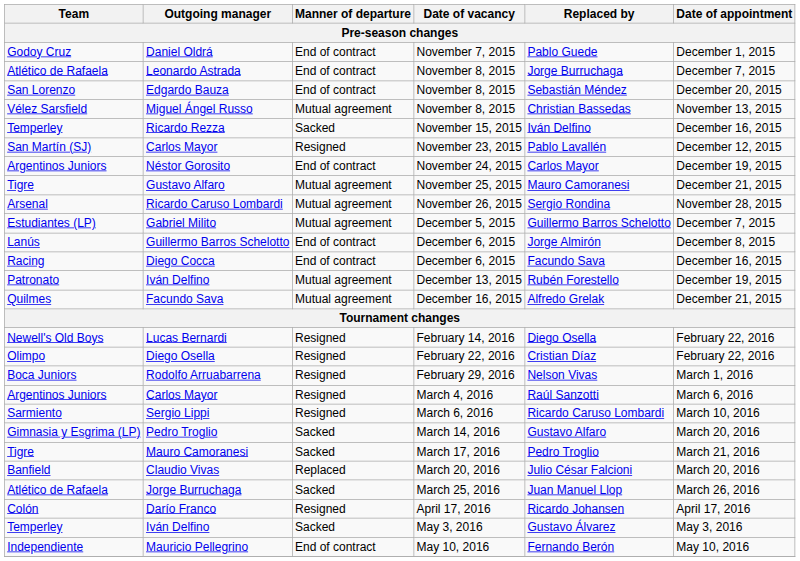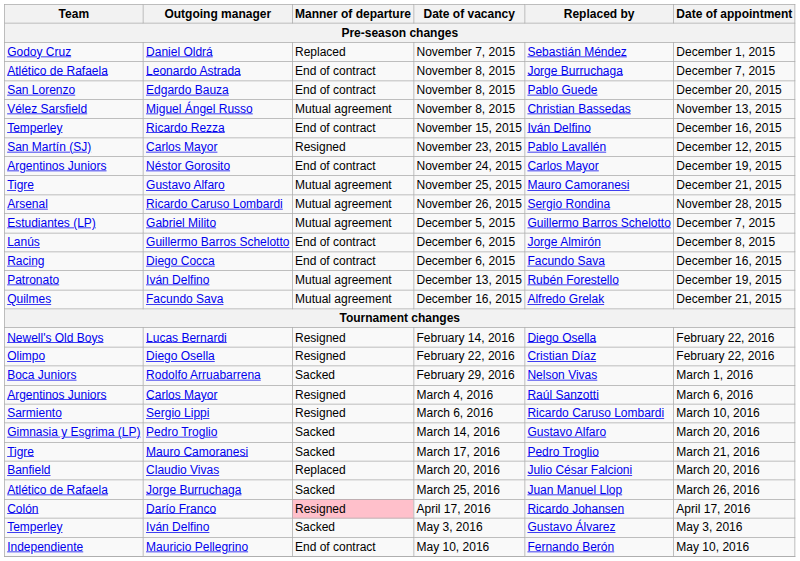(335, 52) End of contract -> (320, 52) Replaced
(562, 52) Pablo Guede -> (577, 52) Sebastián Méndez
(577, 90) Sebastián Méndez -> (562, 90) Pablo Guede
(315, 128) Sacked -> (335, 128) End of contract
(320, 375) Resigned -> (315, 375) Sacked
(320, 508) no background -> (320, 508) pink background
